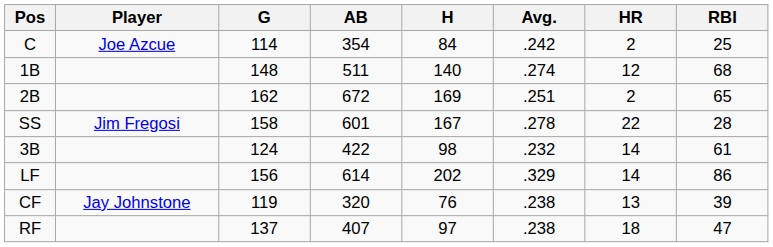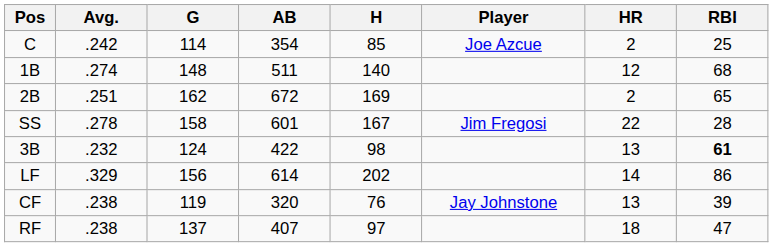columns swapped: (137, 17) <-> (539, 17)
(447, 44) 84 -> (376, 44) 85
(631, 149) 14 -> (631, 149) 13
(722, 149) normal -> (722, 149) bold
